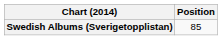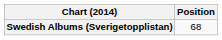(196, 27) 85 -> (196, 27) 68
